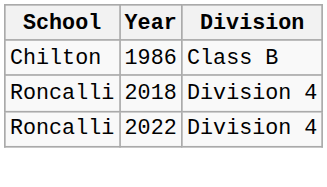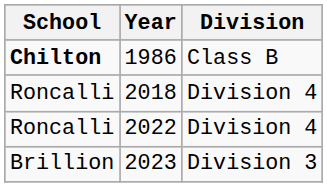(56, 58) normal -> (56, 58) bold
+ row: (151, 164)
